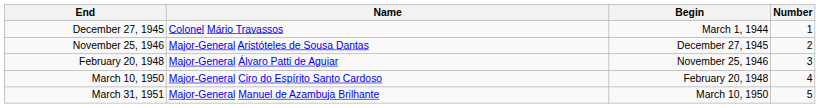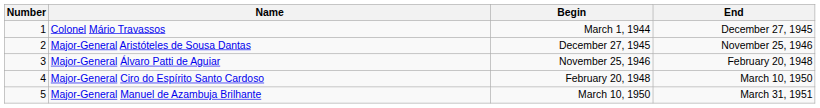columns swapped: (793, 12) <-> (85, 12)
